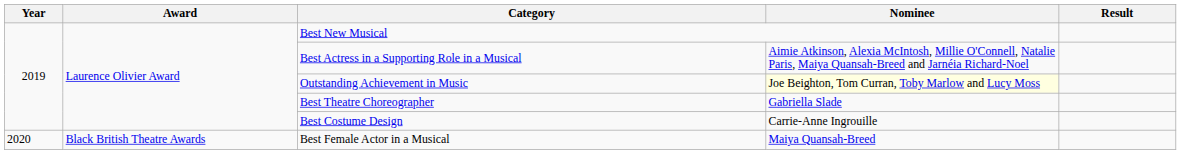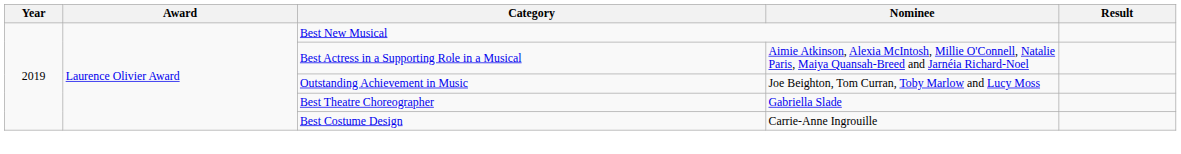(904, 83) lightyellow background -> (904, 83) no background
- row: (375, 139)
